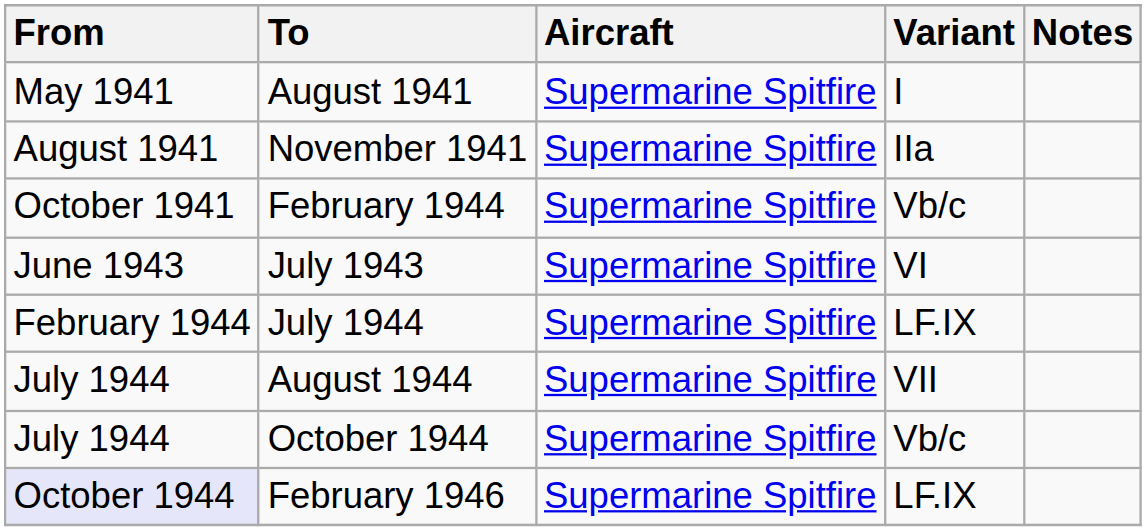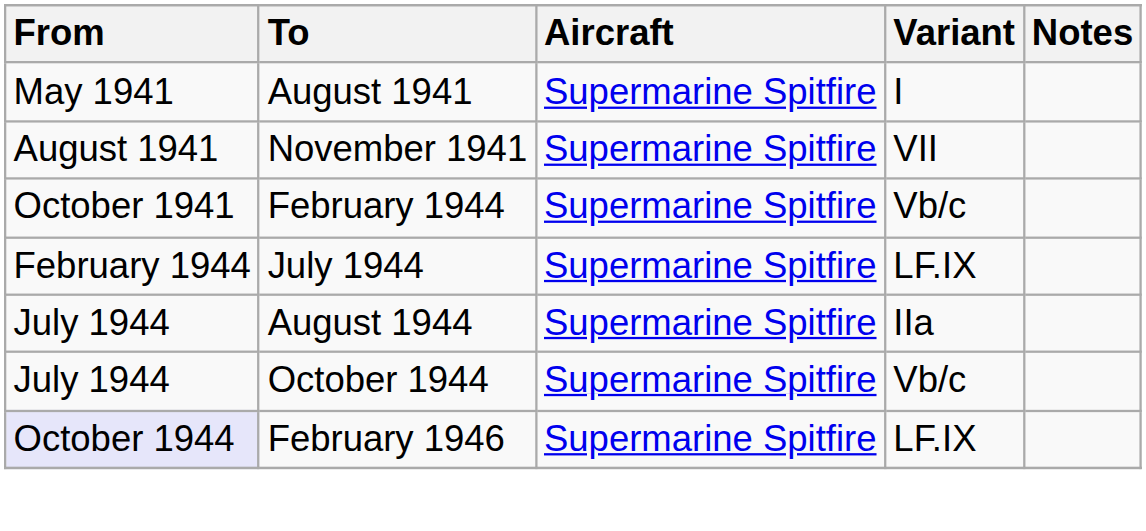(914, 149) IIa -> (916, 149) VII
- row: (346, 264)
(916, 380) VII -> (914, 322) IIa
